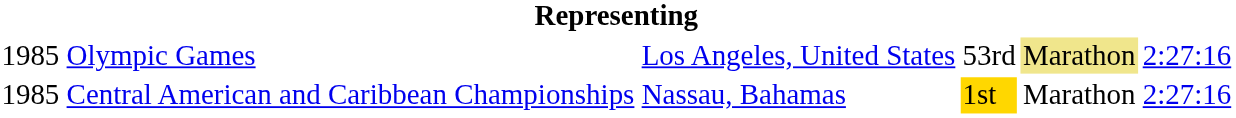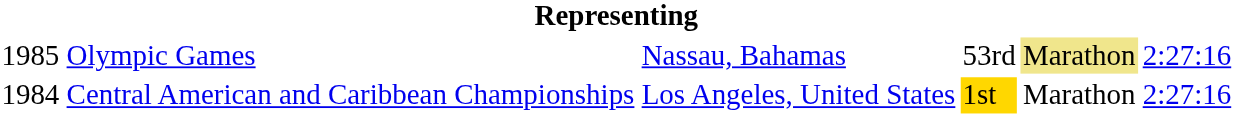(798, 55) Los Angeles, United States -> (744, 55) Nassau, Bahamas
(30, 94) 1985 -> (30, 94) 1984
(744, 94) Nassau, Bahamas -> (798, 94) Los Angeles, United States
